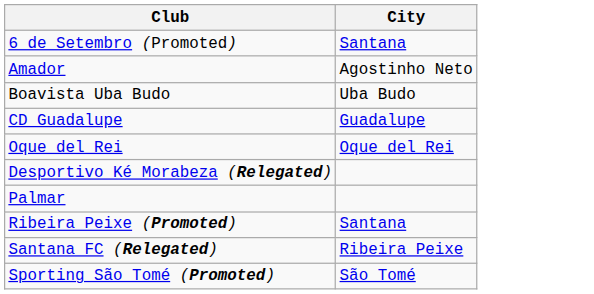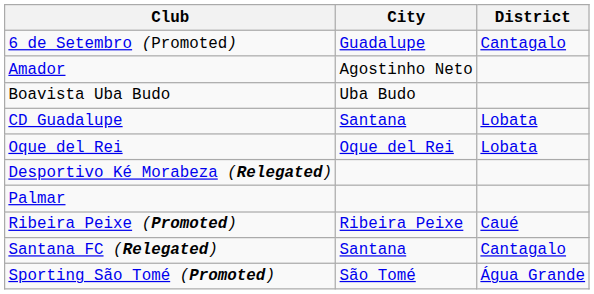+ column: (533, 18)
(373, 43) Santana -> (382, 43) Guadalupe
(382, 121) Guadalupe -> (373, 121) Santana
(373, 224) Santana -> (401, 224) Ribeira Peixe
(401, 250) Ribeira Peixe -> (373, 250) Santana
